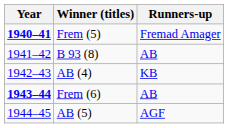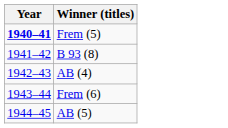- column: (180, 14)
(29, 93) bold -> (29, 93) normal
